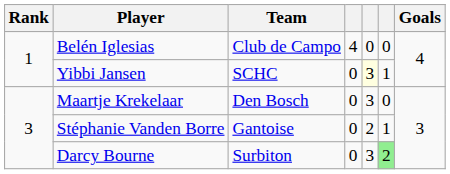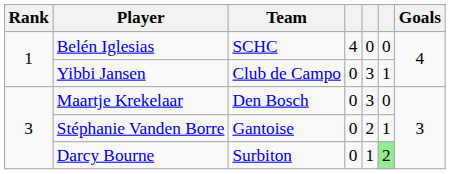(287, 45) Club de Campo -> (255, 45) SCHC
(255, 73) SCHC -> (287, 73) Club de Campo
(370, 73) lightyellow background -> (370, 73) no background
(370, 155) 3 -> (370, 155) 1
